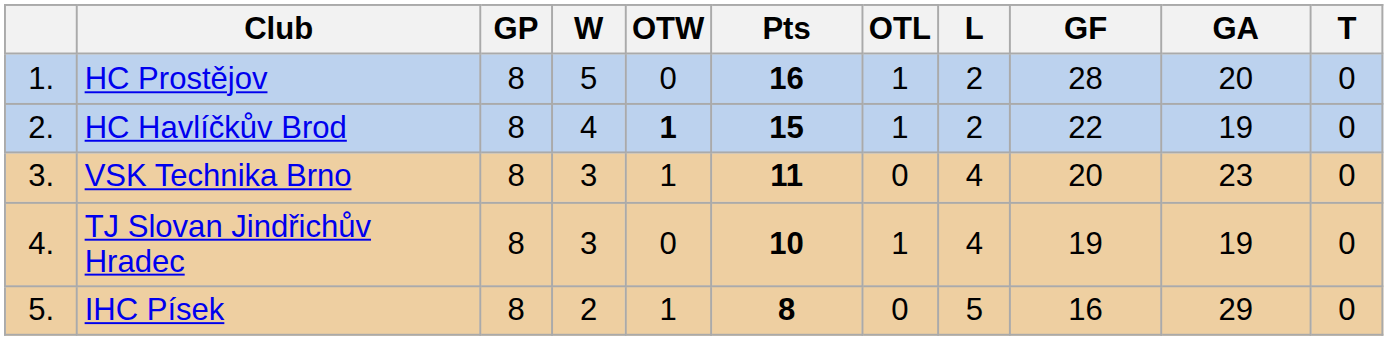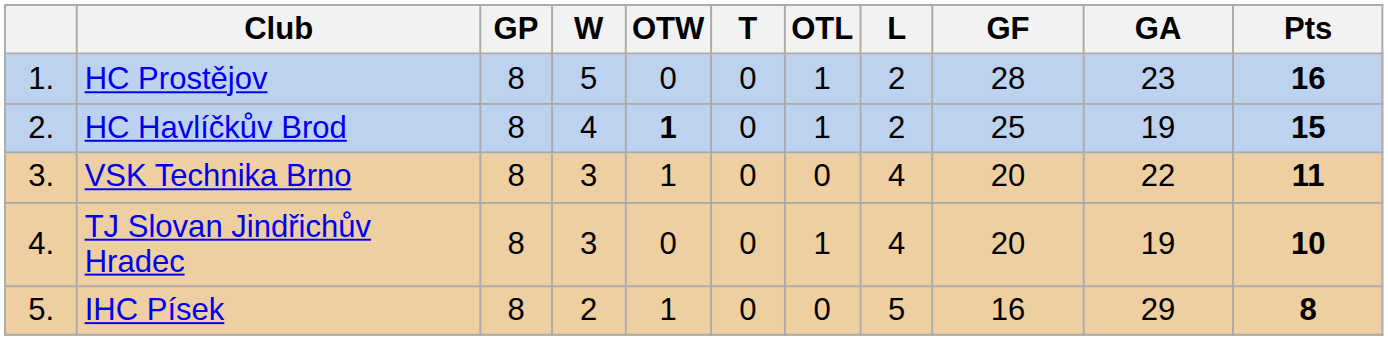columns swapped: (1347, 29) <-> (787, 29)
(1236, 78) 20 -> (1158, 78) 23
(1086, 127) 22 -> (1008, 127) 25
(1236, 176) 23 -> (1158, 176) 22
(1086, 243) 19 -> (1008, 243) 20
